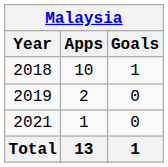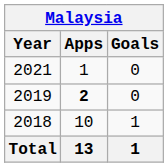rows swapped: (33, 70) <-> (33, 123)
(84, 97) normal -> (84, 97) bold
